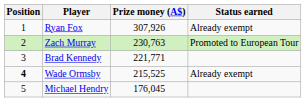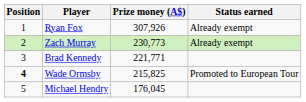(149, 43) 230,763 -> (149, 43) 230,773
(244, 43) Promoted to European Tour -> (221, 43) Already exempt
(149, 74) 215,525 -> (149, 74) 215,825
(221, 74) Already exempt -> (244, 74) Promoted to European Tour
